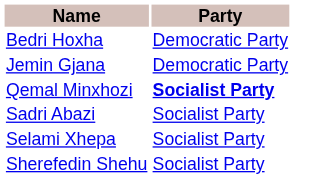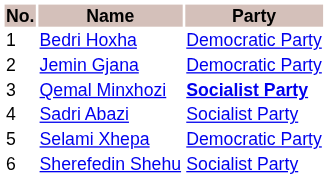+ column: (20, 16)
(209, 139) Socialist Party -> (254, 139) Democratic Party
